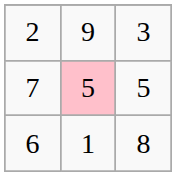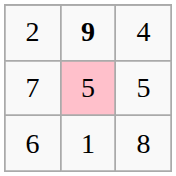(88, 32) normal -> (88, 32) bold
(143, 32) 3 -> (143, 32) 4
